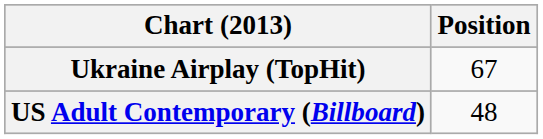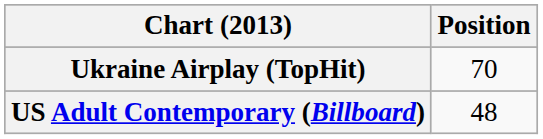(484, 68) 67 -> (484, 68) 70
